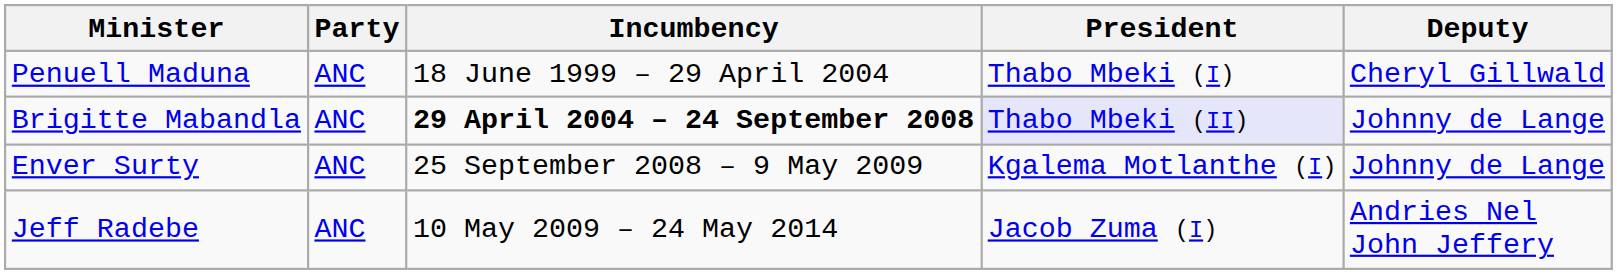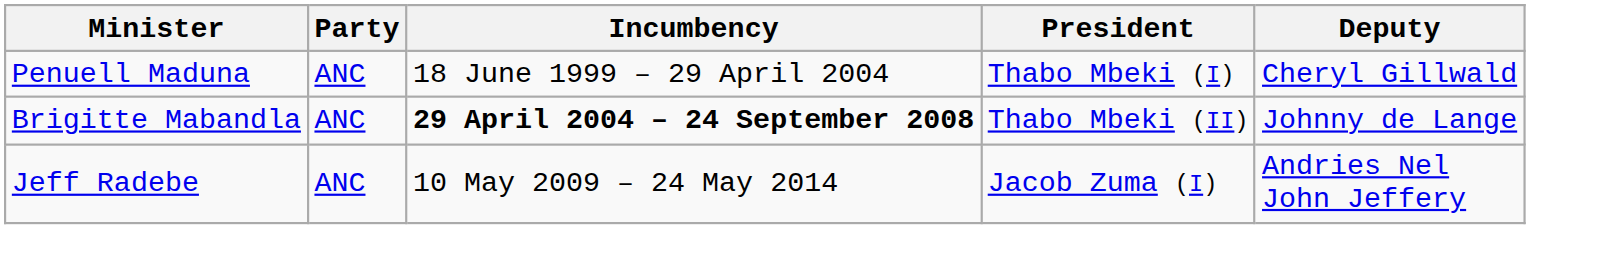(1118, 121) lavender background -> (1118, 121) no background
- row: (105, 167)
